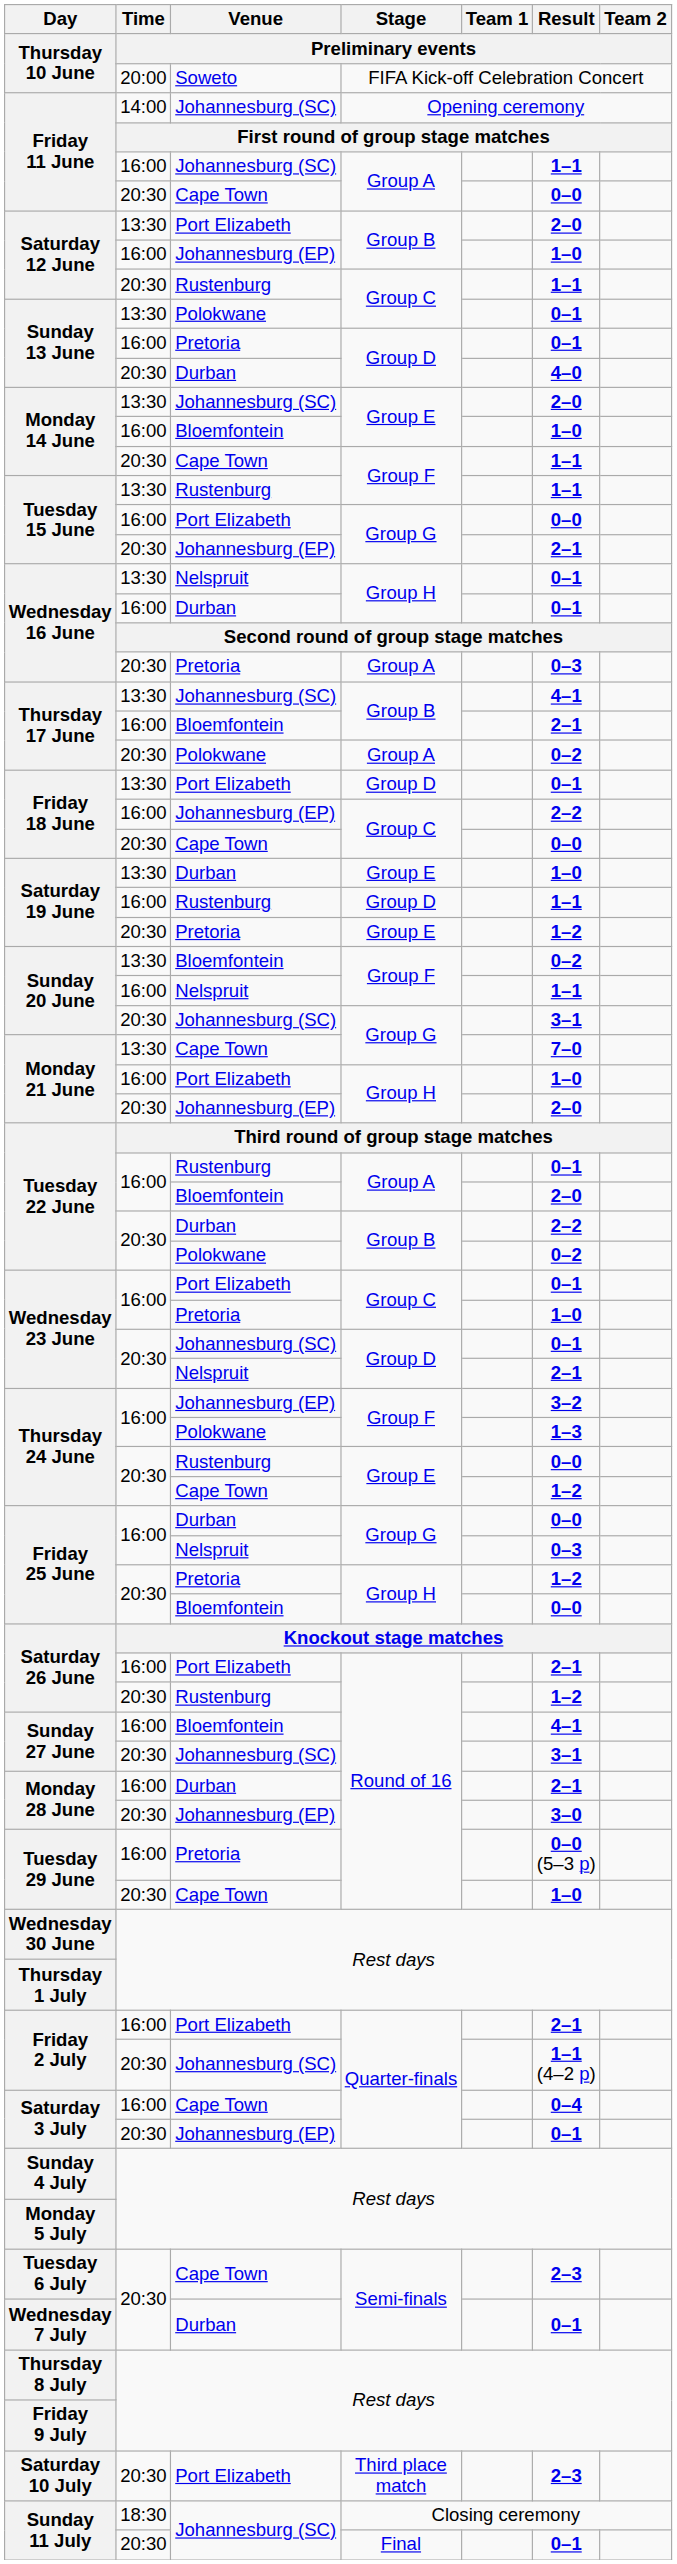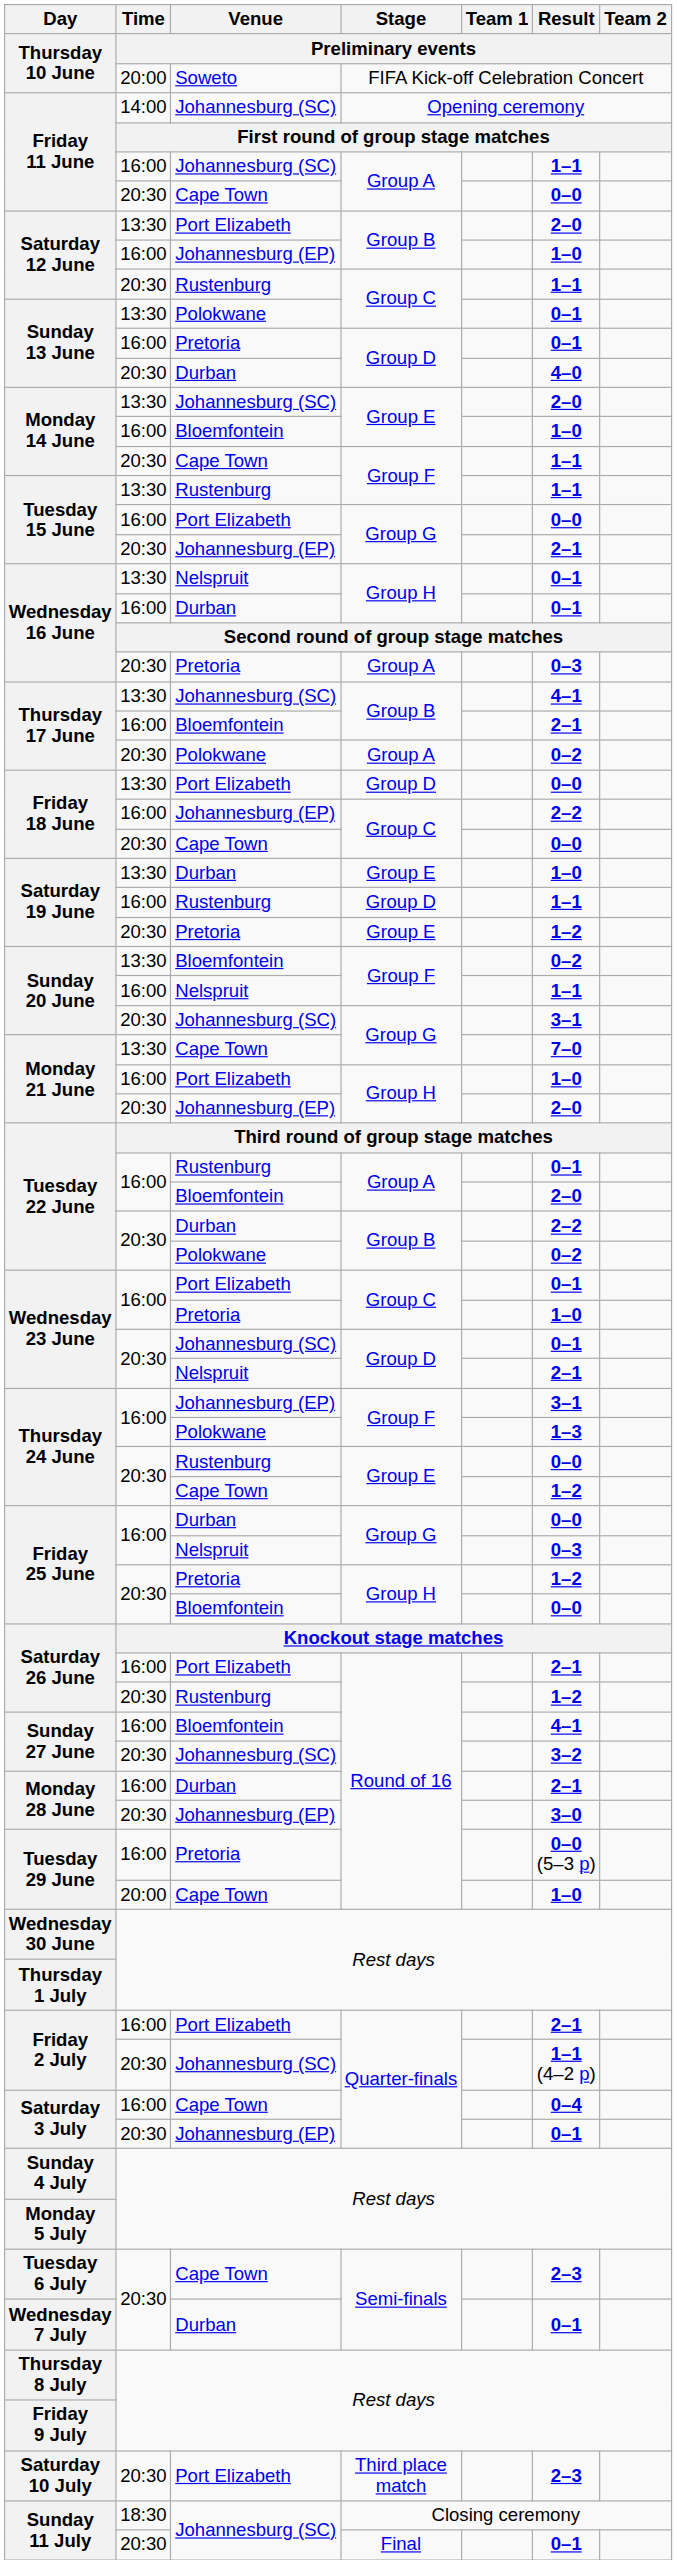(566, 784) 0–1 -> (566, 784) 0–0
(566, 1402) 3–2 -> (566, 1402) 3–1
(566, 1755) 3–1 -> (566, 1755) 3–2
(143, 1894) 20:30 -> (143, 1894) 20:00
